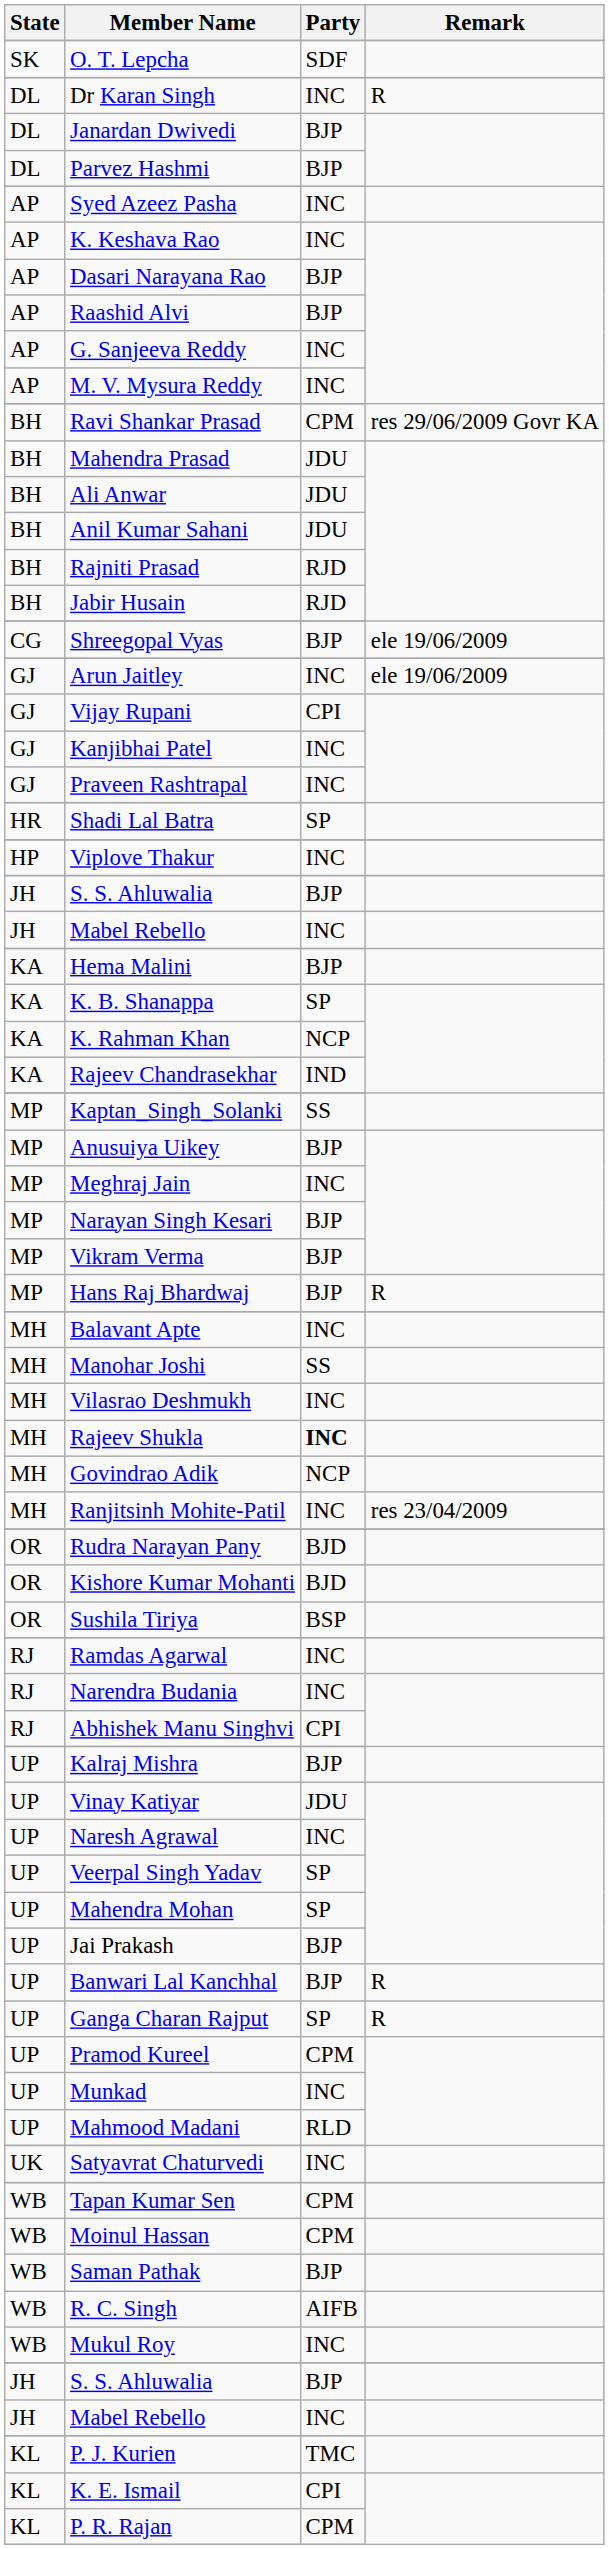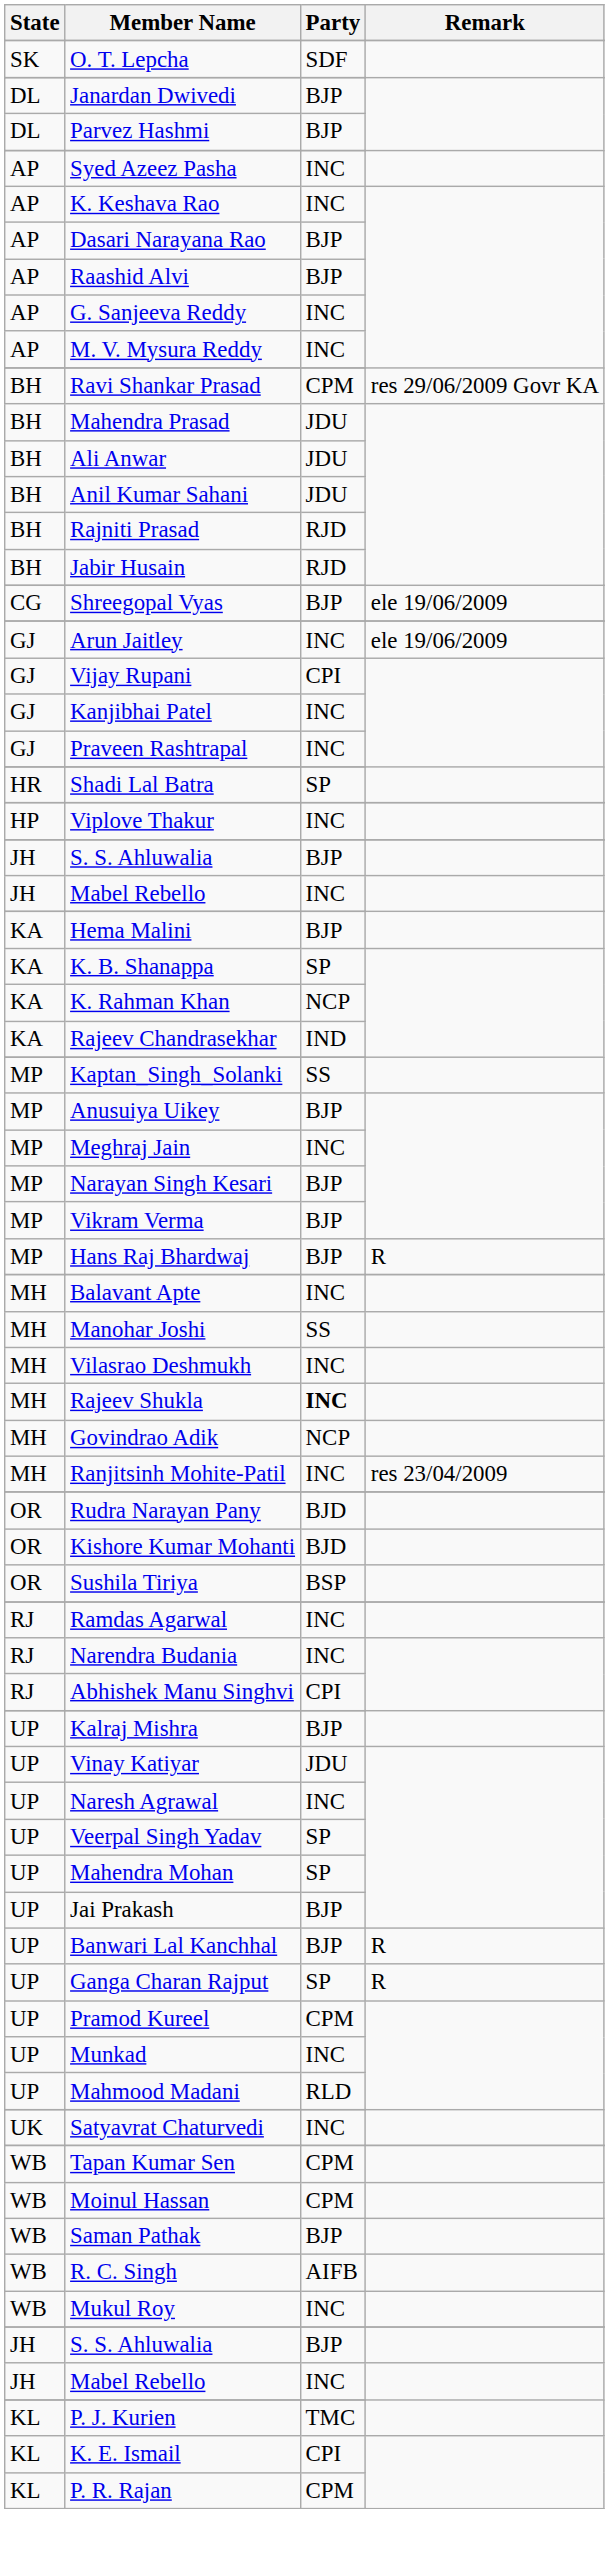- row: (25, 95)
